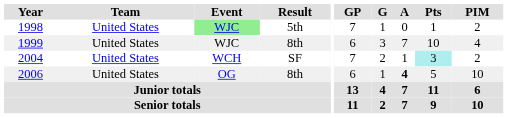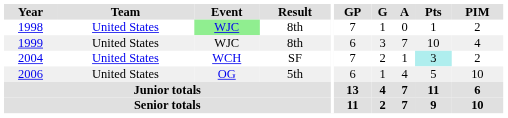(295, 27) 5th -> (295, 27) 8th
(295, 74) 8th -> (295, 74) 5th
(405, 74) bold -> (405, 74) normal
